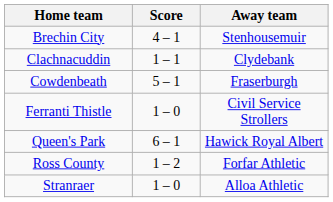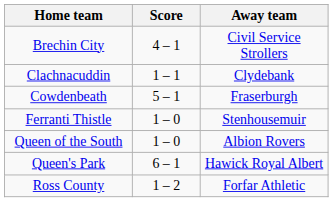(264, 37) Stenhousemuir -> (264, 45) Civil Service Strollers
(264, 111) Civil Service Strollers -> (264, 119) Stenhousemuir
+ row: (69, 141)
- row: (69, 185)
